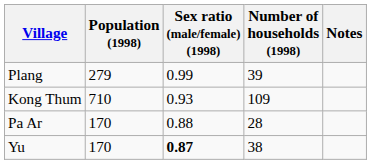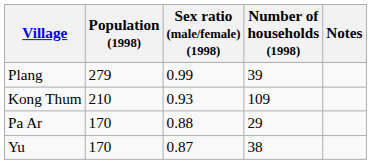(100, 98) 710 -> (100, 98) 210
(255, 123) 28 -> (255, 123) 29
(180, 147) bold -> (180, 147) normal
